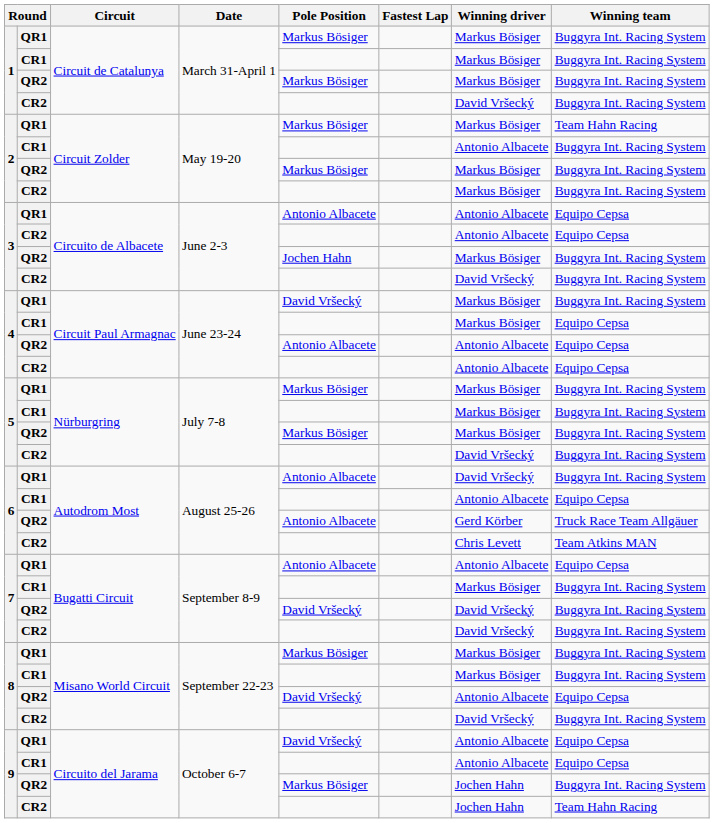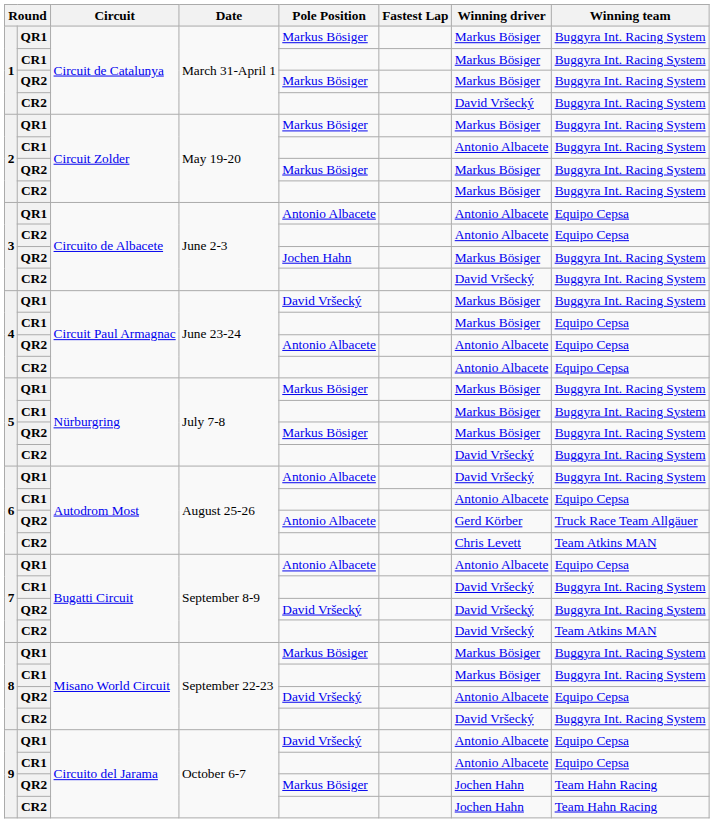(606, 125) Team Hahn Racing -> (630, 125) Buggyra Int. Racing System
(497, 586) Markus Bösiger -> (494, 586) David Vršecký
(630, 630) Buggyra Int. Racing System -> (606, 630) Team Atkins MAN
(630, 784) Buggyra Int. Racing System -> (606, 784) Team Hahn Racing
